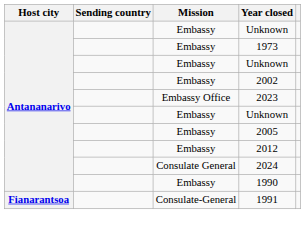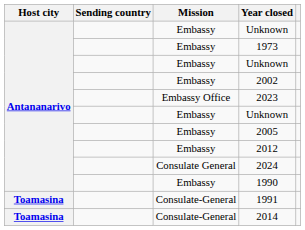(39, 200) Fianarantsoa -> (39, 200) Toamasina
+ row: (196, 217)
